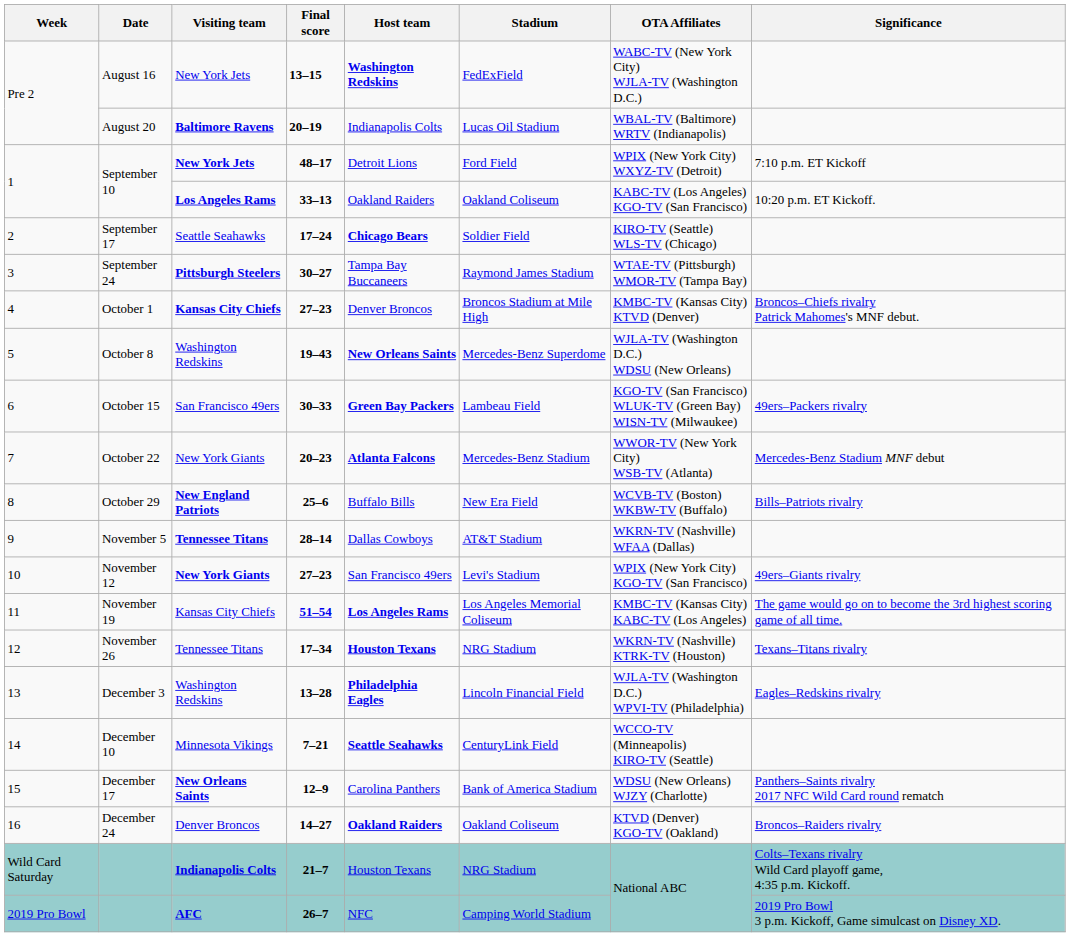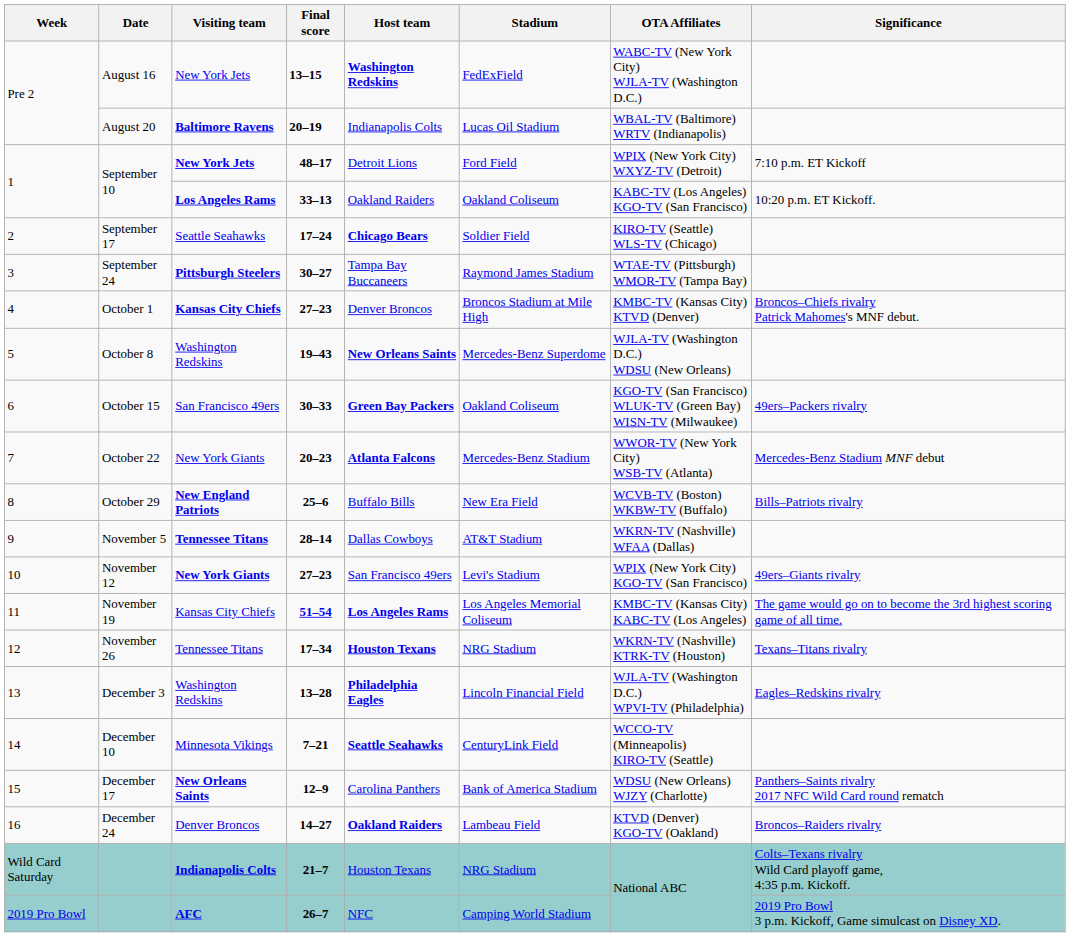(501, 405) Lambeau Field -> (511, 405) Oakland Coliseum
(511, 825) Oakland Coliseum -> (501, 825) Lambeau Field
